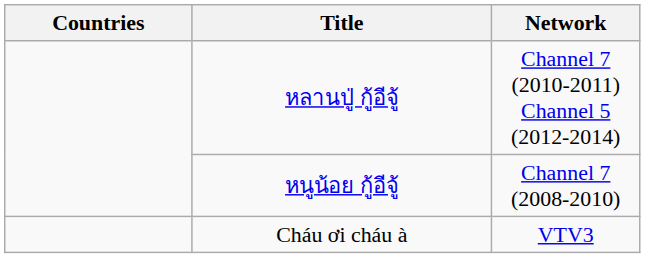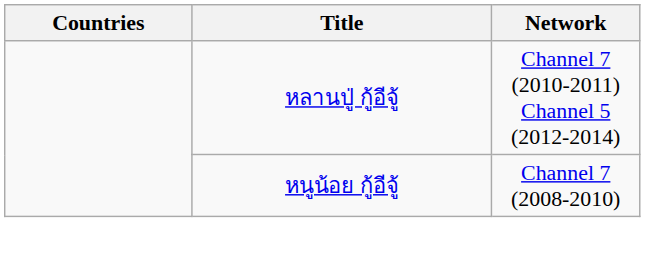- row: (342, 234)
